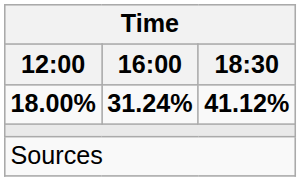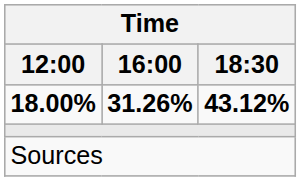(150, 104) 31.24% -> (150, 104) 31.26%
(247, 104) 41.12% -> (247, 104) 43.12%
